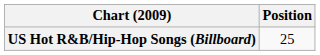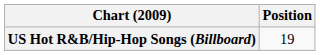(287, 38) 25 -> (287, 38) 19
